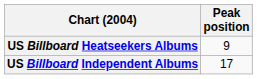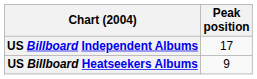rows swapped: (103, 64) <-> (103, 45)
